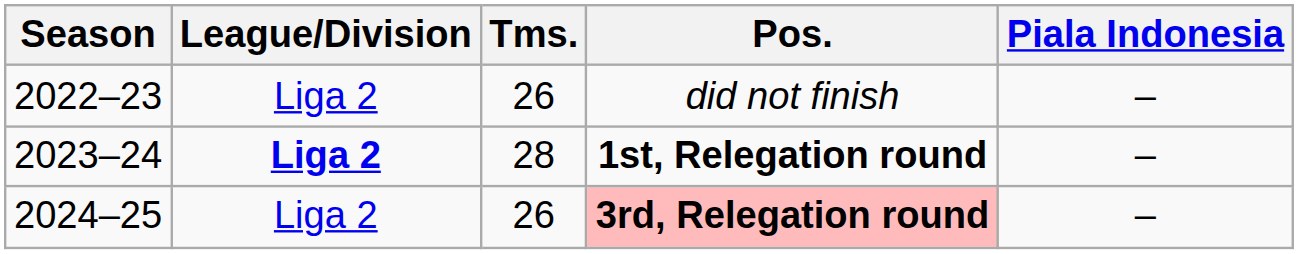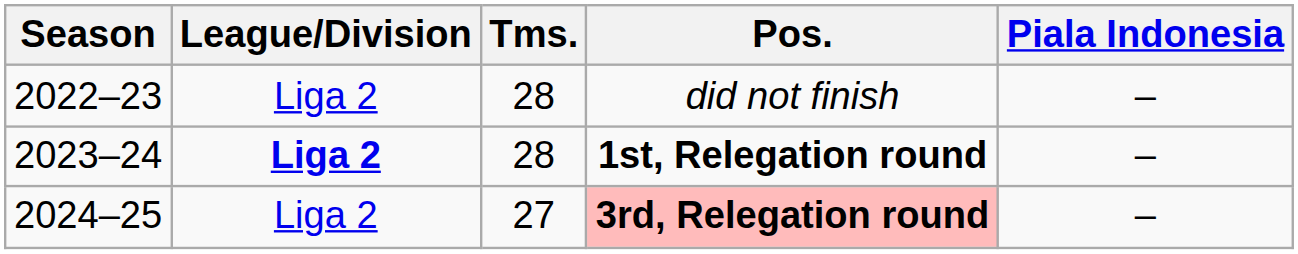(534, 95) 26 -> (534, 95) 28
(534, 215) 26 -> (534, 215) 27
